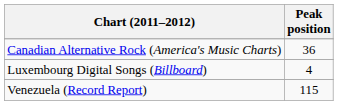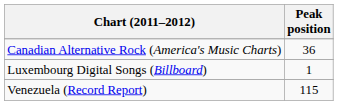(309, 69) 4 -> (309, 69) 1
